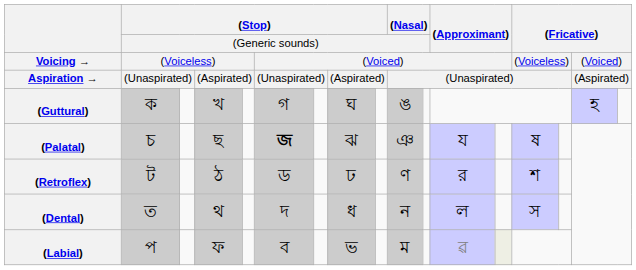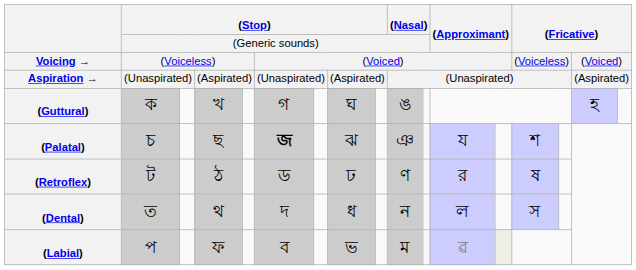(535, 140) ষ -> (535, 140) শ
(535, 175) শ -> (535, 175) ষ
